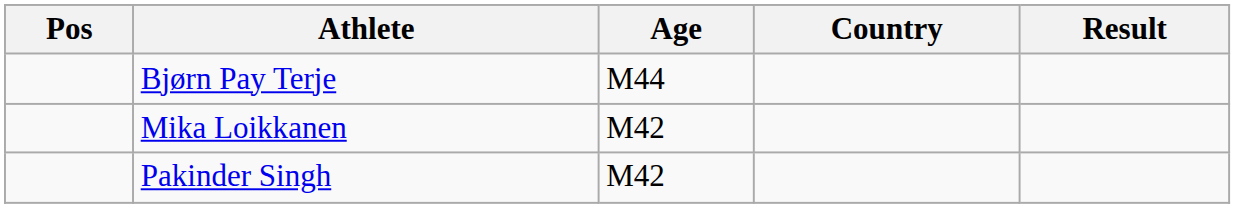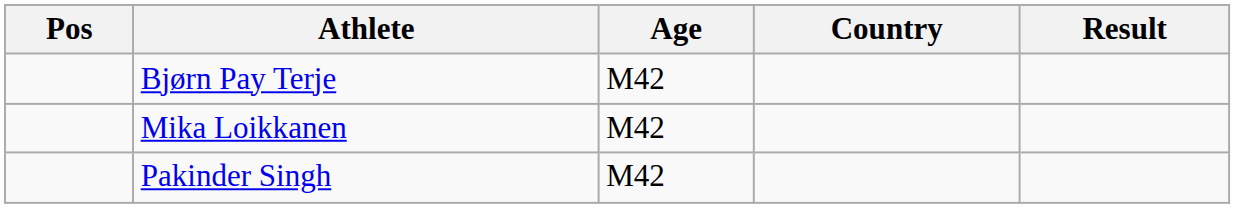(636, 78) M44 -> (636, 78) M42
